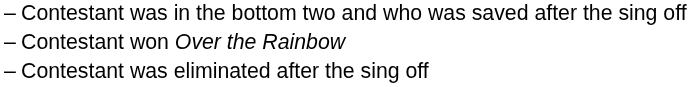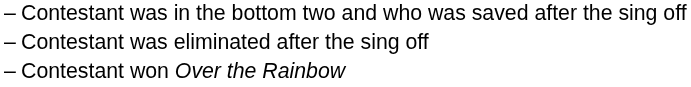rows swapped: (225, 71) <-> (183, 42)
